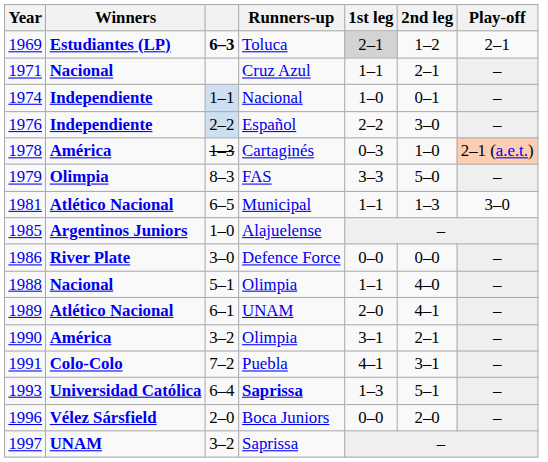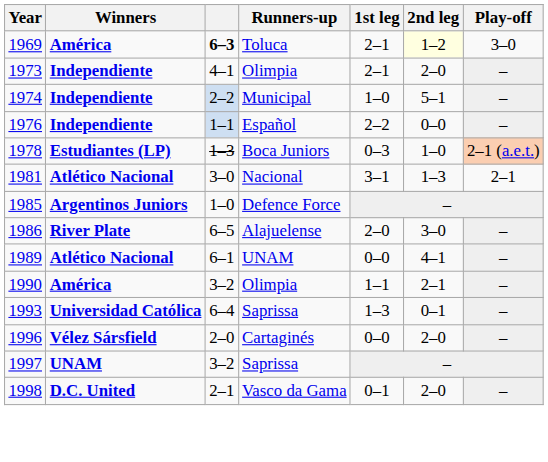(110, 44) Estudiantes (LP) -> (81, 44) América
(371, 44) lightgrey background -> (377, 44) no background
(427, 44) no background -> (433, 44) lightyellow background
(497, 44) 2–1 -> (503, 44) 3–0
- row: (25, 71)
+ row: (25, 71)
(222, 97) 1–1 -> (222, 97) 2–2
(272, 97) Nacional -> (277, 97) Municipal
(427, 97) 0–1 -> (433, 97) 5–1
(222, 124) 2–2 -> (222, 124) 1–1
(427, 124) 3–0 -> (433, 124) 0–0
(81, 151) América -> (110, 151) Estudiantes (LP)
(278, 151) Cartaginés -> (286, 151) Boca Juniors
- row: (25, 177)
(222, 204) 6–5 -> (222, 177) 3–0
(277, 204) Municipal -> (272, 177) Nacional
(371, 204) 1–1 -> (377, 177) 3–1
(497, 204) 3–0 -> (503, 177) 2–1
(282, 230) Alajuelense -> (291, 204) Defence Force
(222, 257) 3–0 -> (222, 230) 6–5
(291, 257) Defence Force -> (282, 230) Alajuelense
(371, 257) 0–0 -> (377, 230) 2–0
(427, 257) 0–0 -> (433, 230) 3–0
- row: (25, 284)
(371, 310) 2–0 -> (377, 257) 0–0
(371, 337) 3–1 -> (377, 284) 1–1
- row: (25, 364)
(272, 390) bold -> (270, 310) normal
(427, 390) 5–1 -> (433, 310) 0–1
(286, 417) Boca Juniors -> (278, 337) Cartaginés
+ row: (25, 390)
